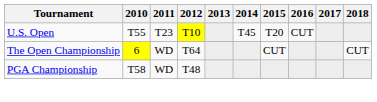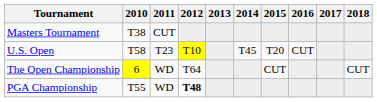+ row: (53, 32)
(136, 32) T55 -> (136, 51) T58
(136, 69) T58 -> (136, 88) T55
(191, 69) normal -> (192, 88) bold
